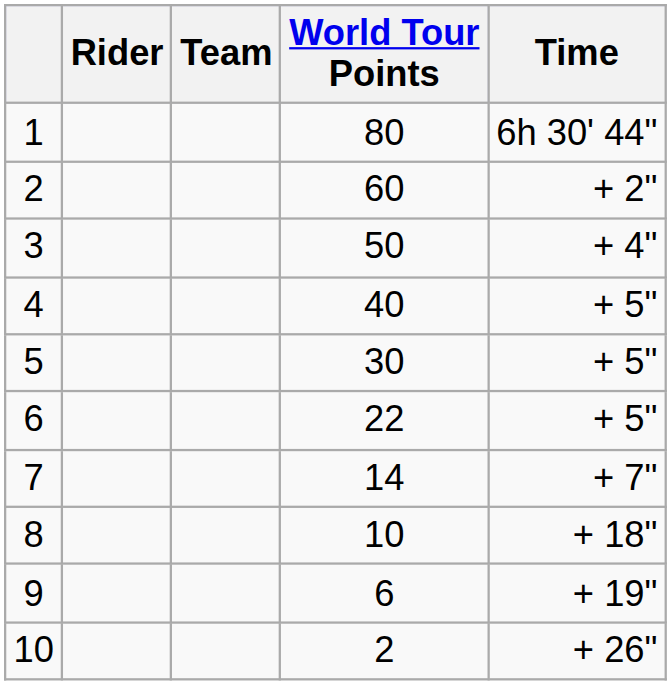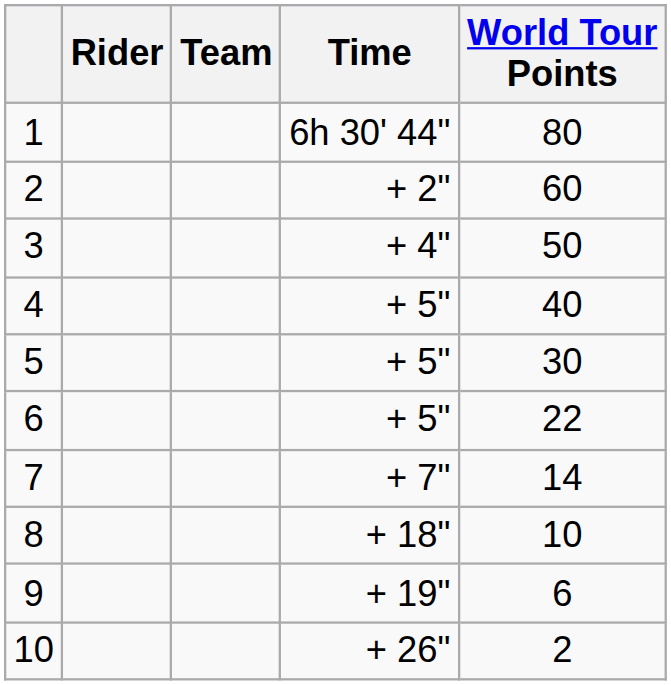columns swapped: (577, 53) <-> (384, 53)
